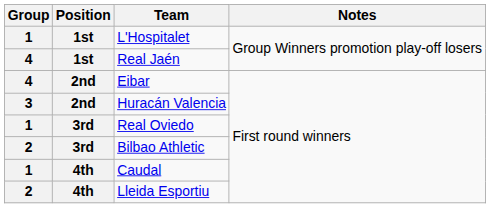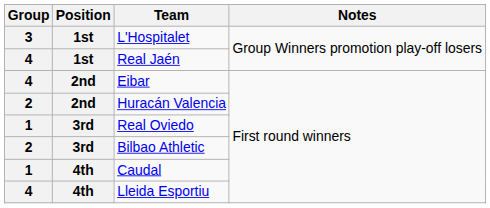(29, 37) 1 -> (29, 37) 3
(29, 103) 3 -> (29, 103) 2
(29, 192) 2 -> (29, 192) 4
